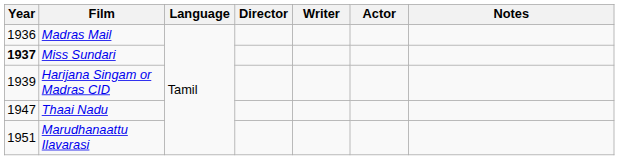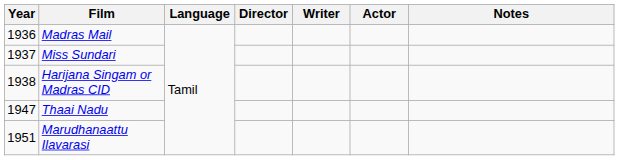(22, 55) bold -> (22, 55) normal
(22, 82) 1939 -> (22, 82) 1938
